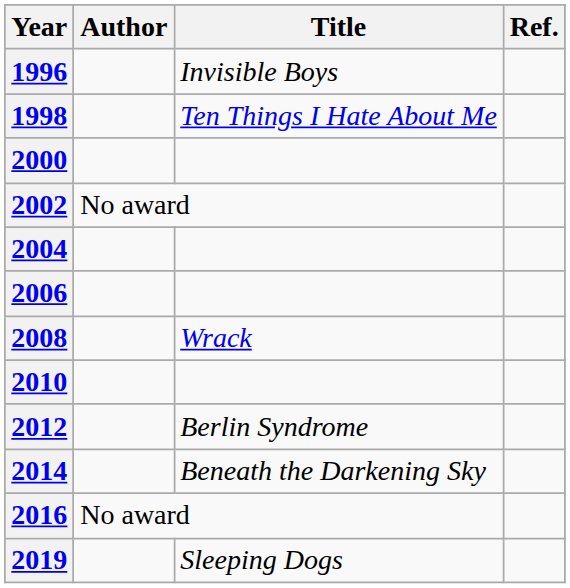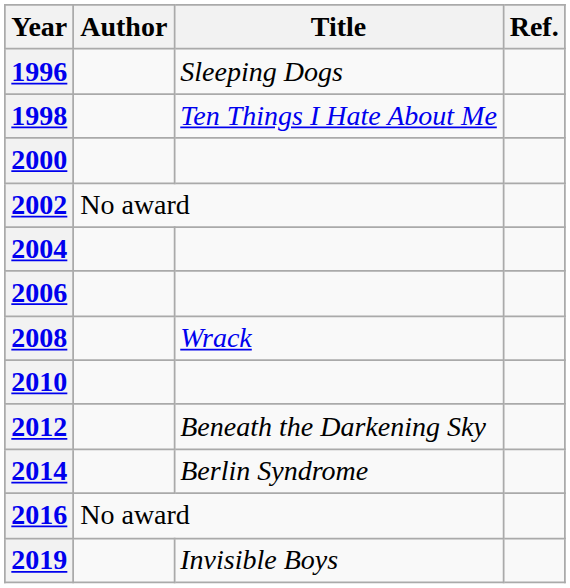(259, 71) Invisible Boys -> (262, 71) Sleeping Dogs
(274, 426) Berlin Syndrome -> (333, 426) Beneath the Darkening Sky
(333, 470) Beneath the Darkening Sky -> (274, 470) Berlin Syndrome
(262, 559) Sleeping Dogs -> (259, 559) Invisible Boys
